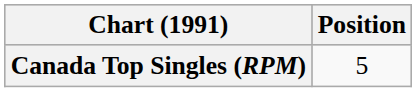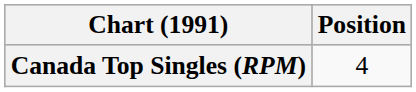(362, 65) 5 -> (362, 65) 4
